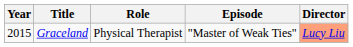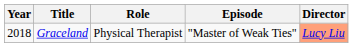(19, 33) 2015 -> (19, 33) 2018
